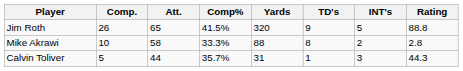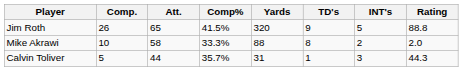(415, 43) 2.8 -> (415, 43) 2.0
